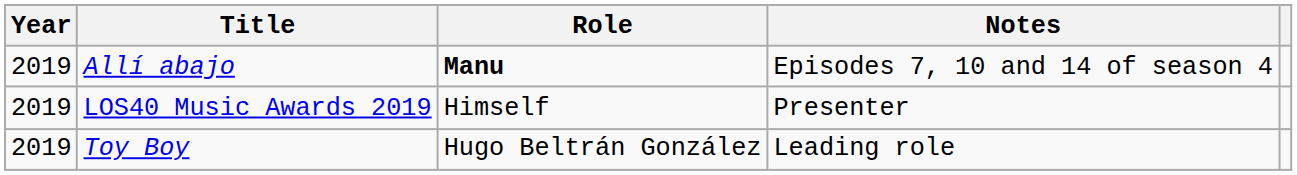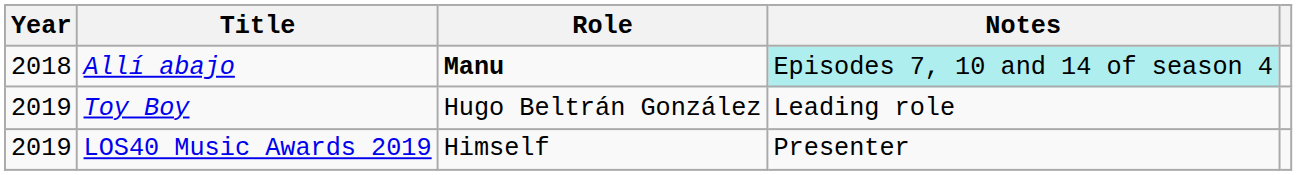(41, 67) 2019 -> (41, 67) 2018
(1023, 67) no background -> (1023, 67) paleturquoise background
rows swapped: (258, 108) <-> (137, 149)
